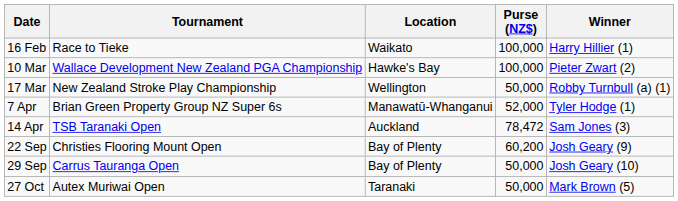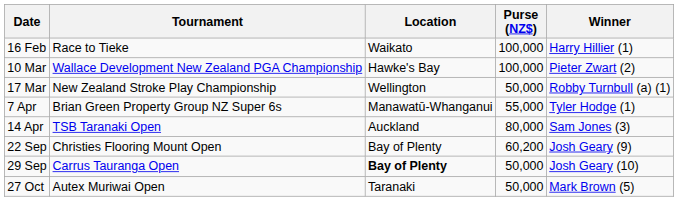(524, 107) 52,000 -> (524, 107) 55,000
(524, 127) 78,472 -> (524, 127) 80,000
(405, 167) normal -> (407, 167) bold
